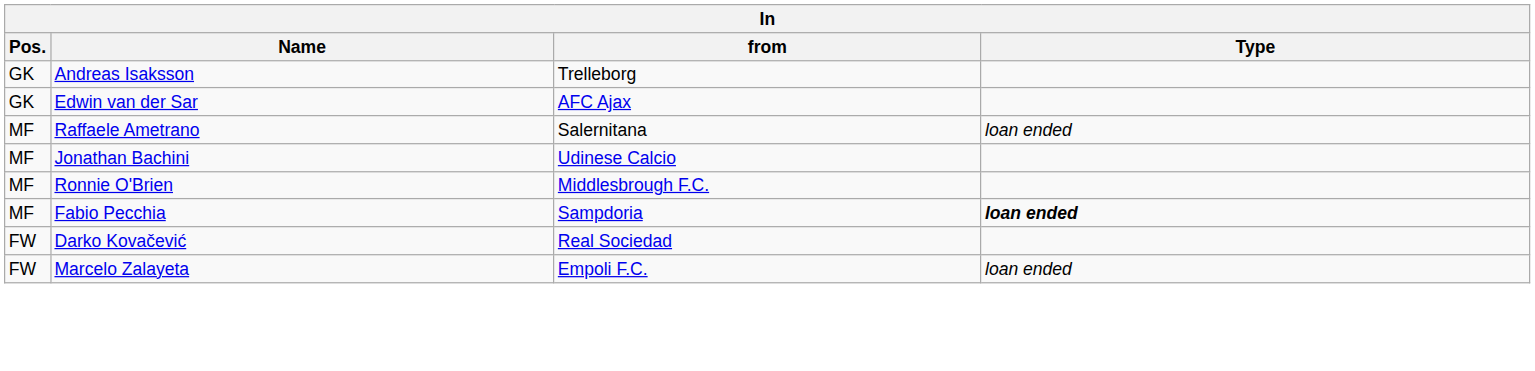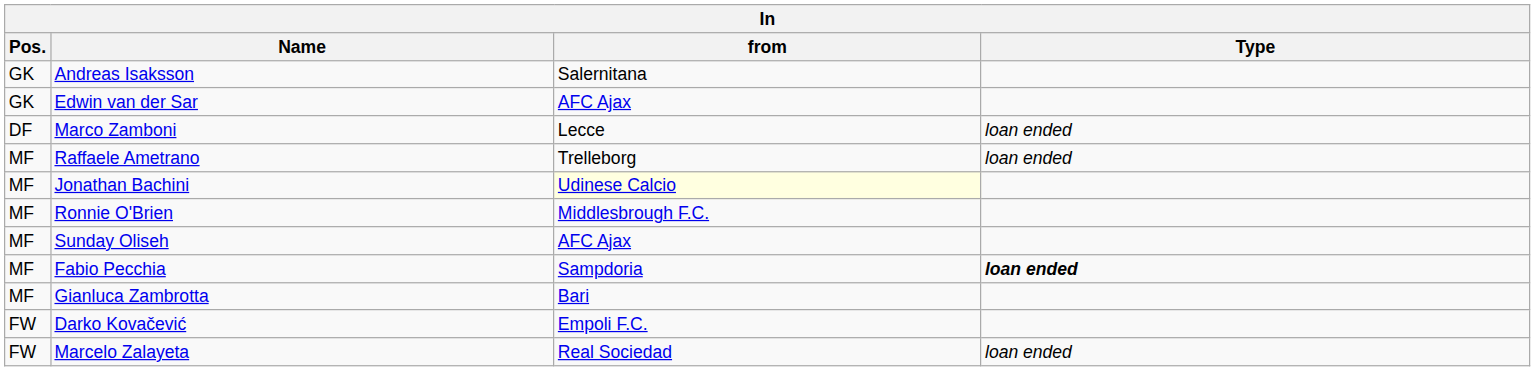(597, 74) Trelleborg -> (602, 74) Salernitana
+ row: (115, 130)
(602, 130) Salernitana -> (597, 158) Trelleborg
(617, 158) no background -> (617, 185) lightyellow background
+ row: (112, 241)
+ row: (132, 296)
(615, 241) Real Sociedad -> (603, 324) Empoli F.C.
(603, 269) Empoli F.C. -> (615, 352) Real Sociedad
